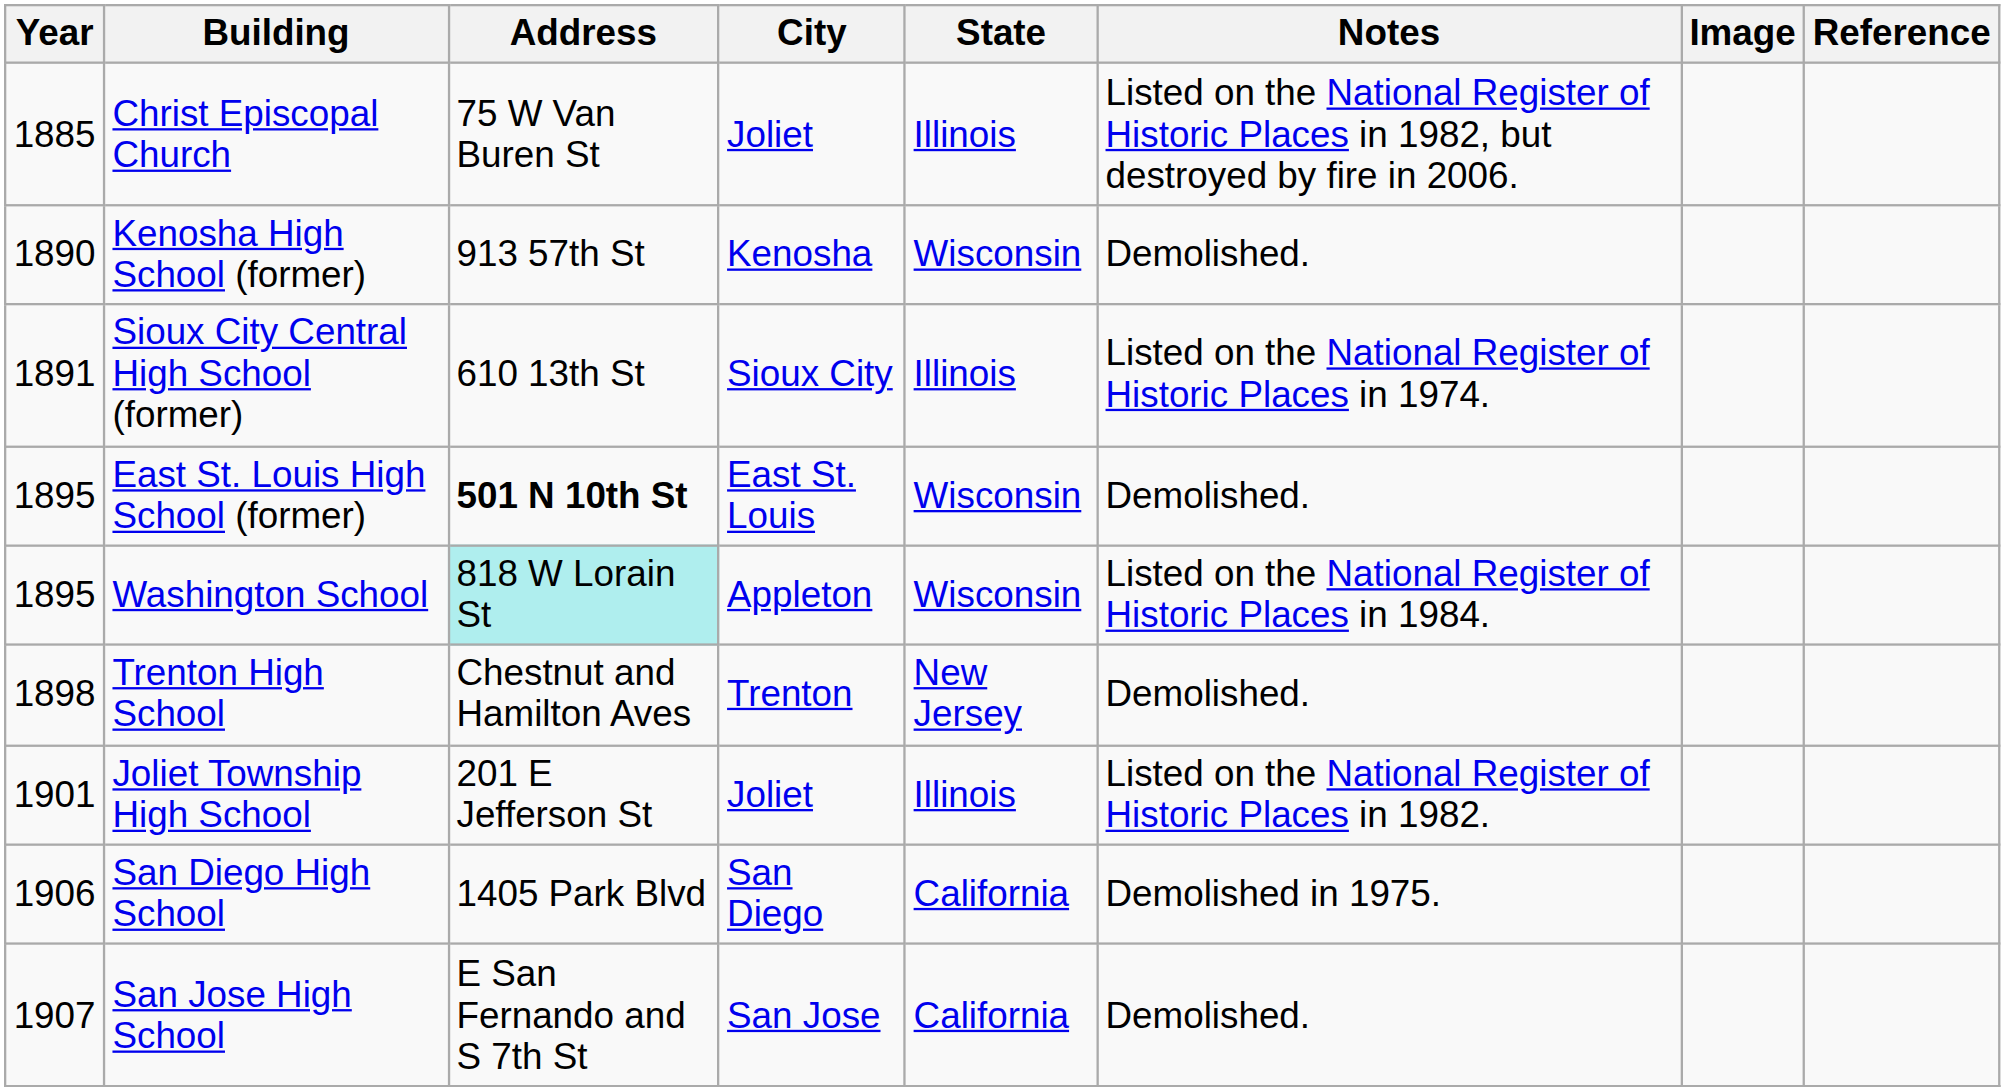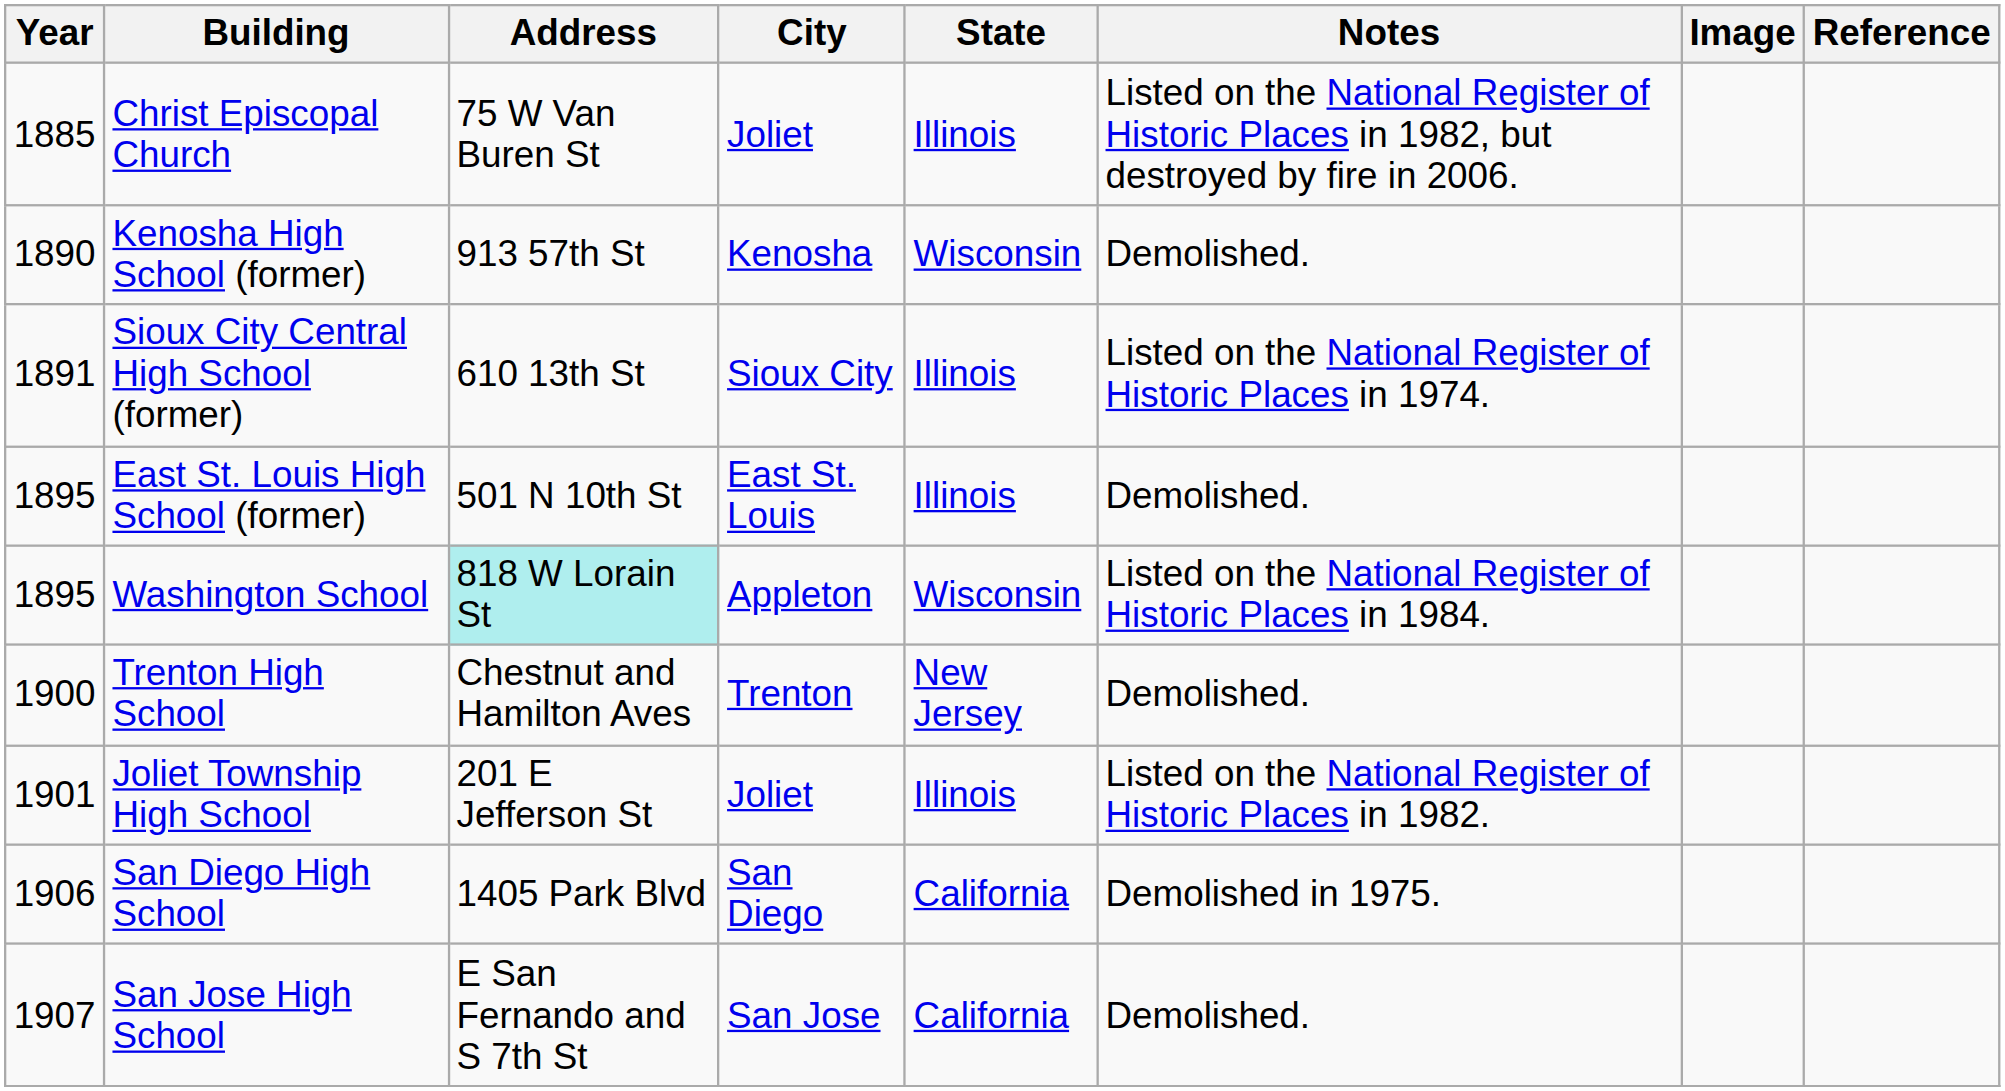(572, 494) bold -> (569, 494) normal
(997, 494) Wisconsin -> (965, 494) Illinois
(55, 694) 1898 -> (55, 694) 1900
